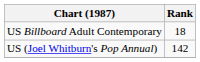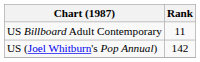(180, 31) 18 -> (180, 31) 11
